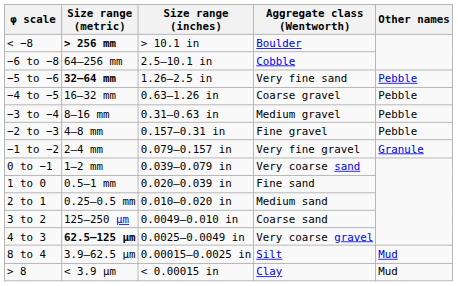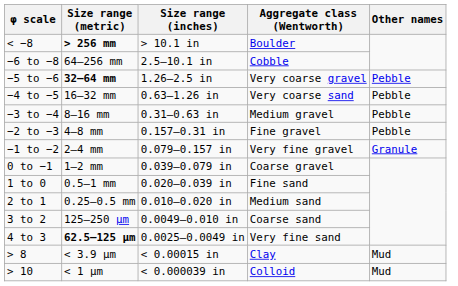(302, 78) Very fine sand -> (308, 78) Very coarse gravel
(298, 96) Coarse gravel -> (302, 96) Very coarse sand
(308, 166) Very coarse sand -> (292, 166) Coarse gravel
(315, 237) Very coarse gravel -> (295, 237) Very fine sand
- row: (26, 254)
+ row: (20, 272)
